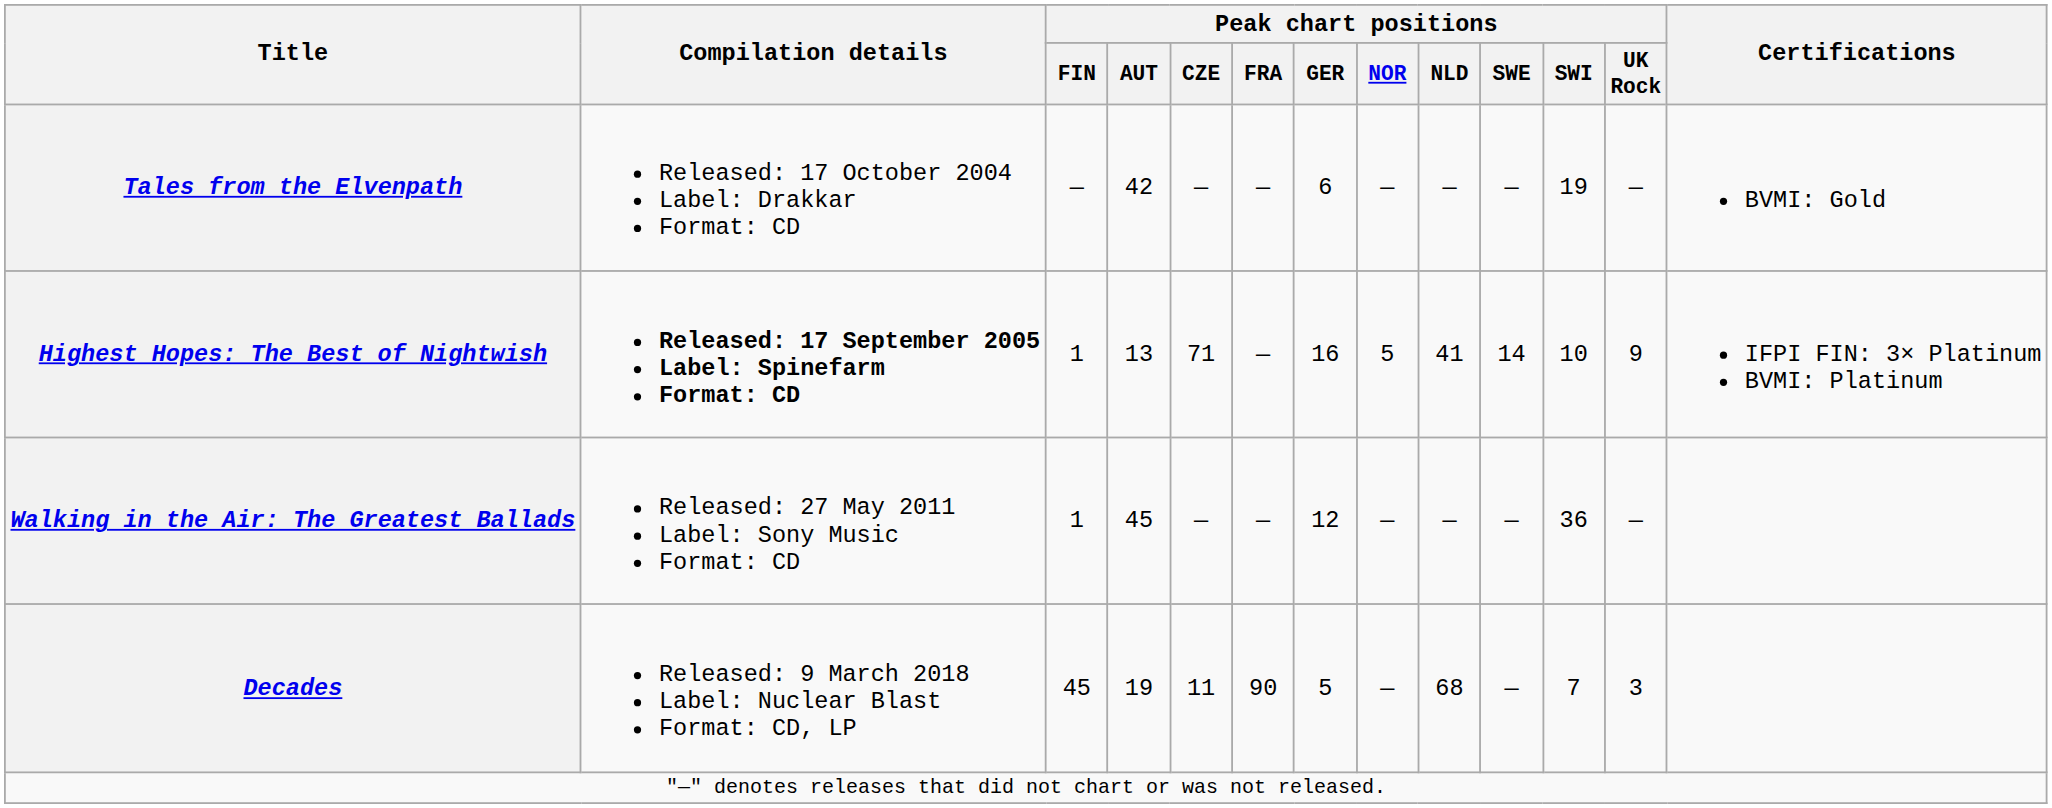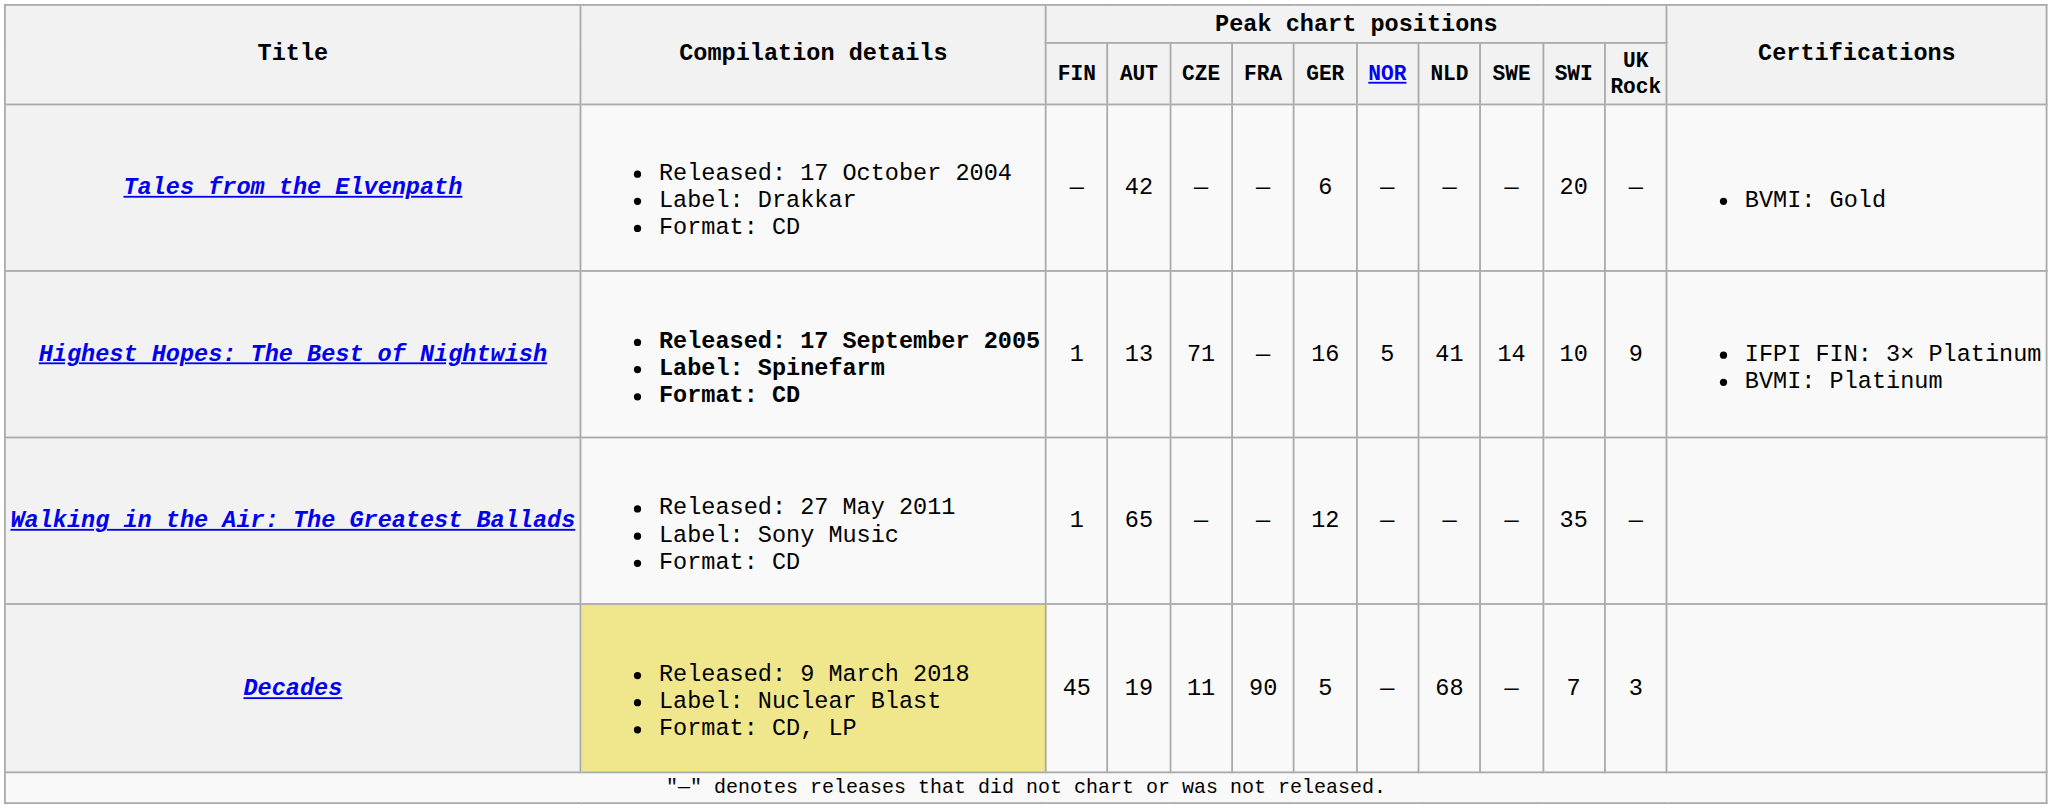(1574, 188) 19 -> (1574, 188) 20
(1139, 521) 45 -> (1139, 521) 65
(1574, 521) 36 -> (1574, 521) 35
(813, 702) no background -> (813, 702) khaki background
